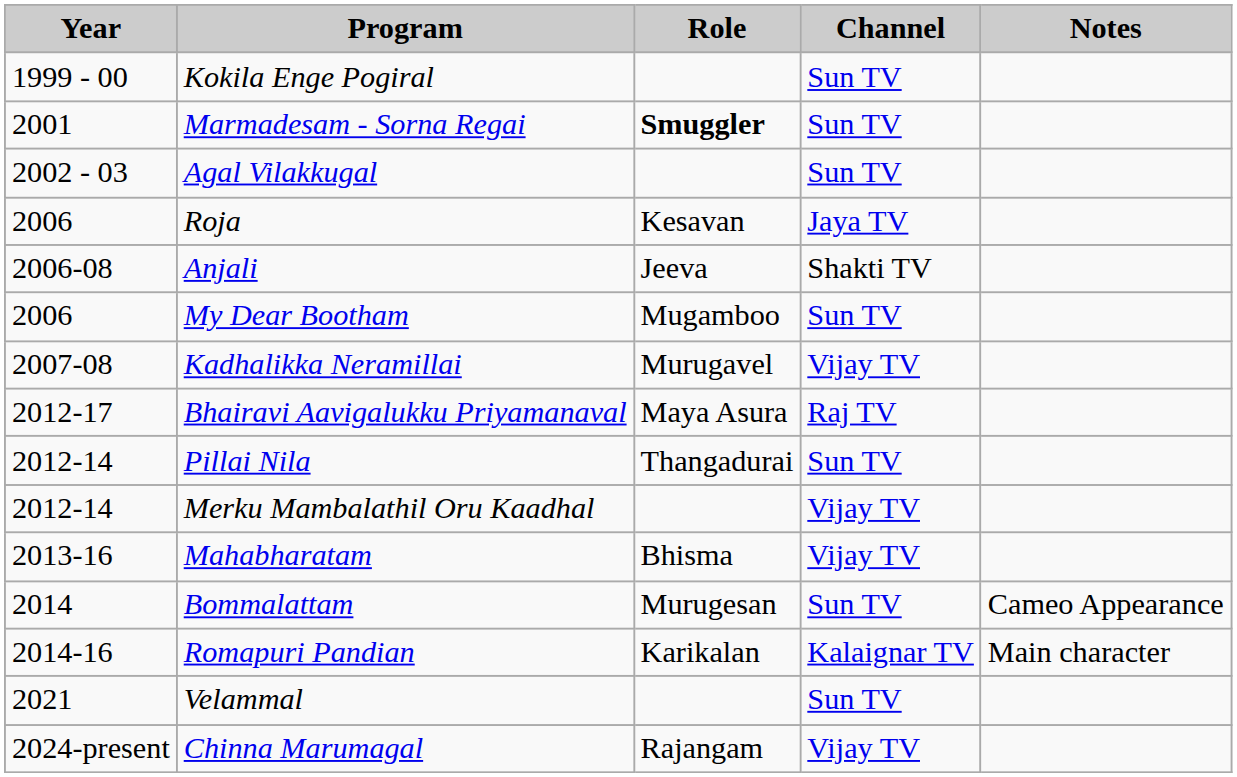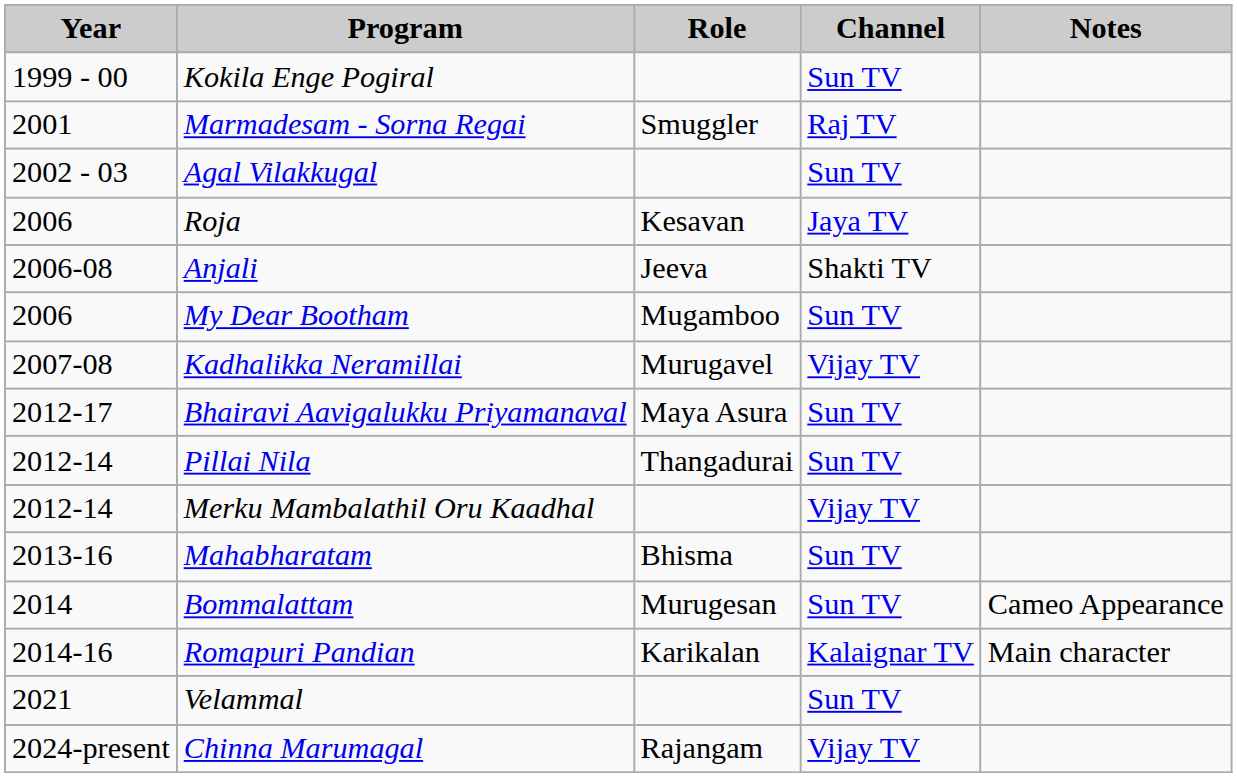(703, 124) bold -> (699, 124) normal
(854, 124) Sun TV -> (852, 124) Raj TV
(852, 412) Raj TV -> (854, 412) Sun TV
(864, 556) Vijay TV -> (854, 556) Sun TV
